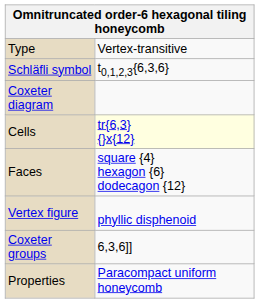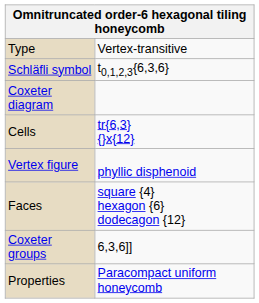(116, 131) lightyellow background -> (116, 131) no background
rows swapped: (25, 172) <-> (43, 213)
